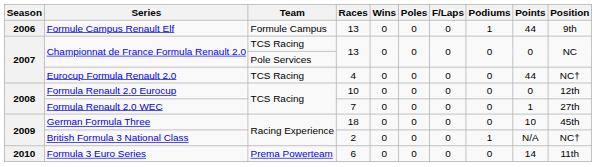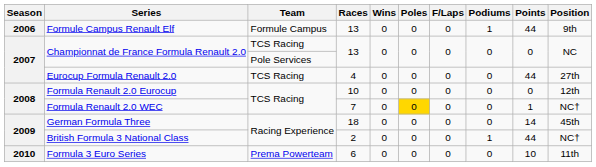(570, 75) NC† -> (570, 75) 27th
(414, 107) no background -> (414, 107) gold background
(570, 107) 27th -> (570, 107) NC†
(530, 122) 10 -> (530, 122) 14
(530, 138) N/A -> (530, 138) 44
(530, 154) 14 -> (530, 154) 10
